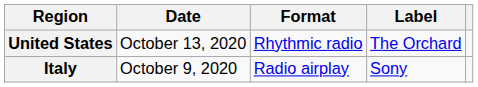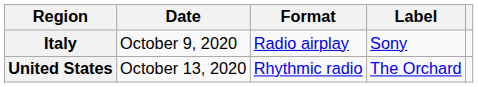rows swapped: (60, 69) <-> (60, 43)
